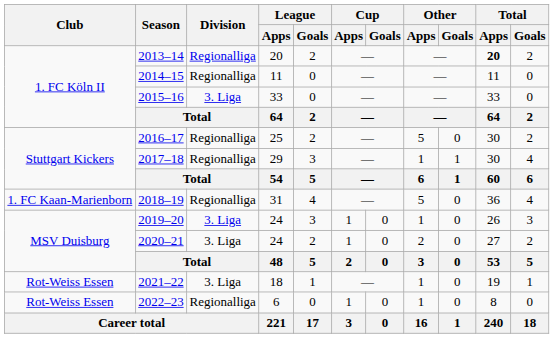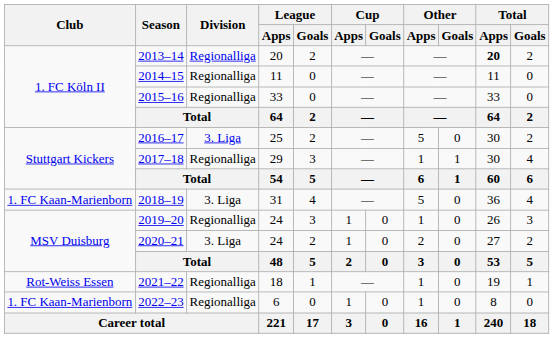(223, 96) 3. Liga -> (223, 96) Regionalliga
(223, 138) Regionalliga -> (223, 138) 3. Liga
(223, 199) Regionalliga -> (223, 199) 3. Liga
(223, 220) 3. Liga -> (223, 220) Regionalliga
(223, 281) 3. Liga -> (223, 281) Regionalliga
(70, 302) Rot-Weiss Essen -> (70, 302) 1. FC Kaan-Marienborn
